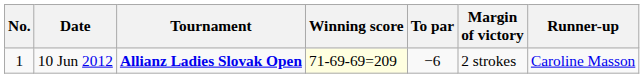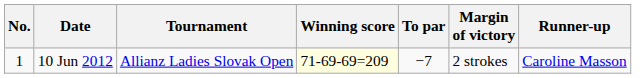(211, 60) bold -> (207, 60) normal
(432, 60) −6 -> (424, 60) −7
